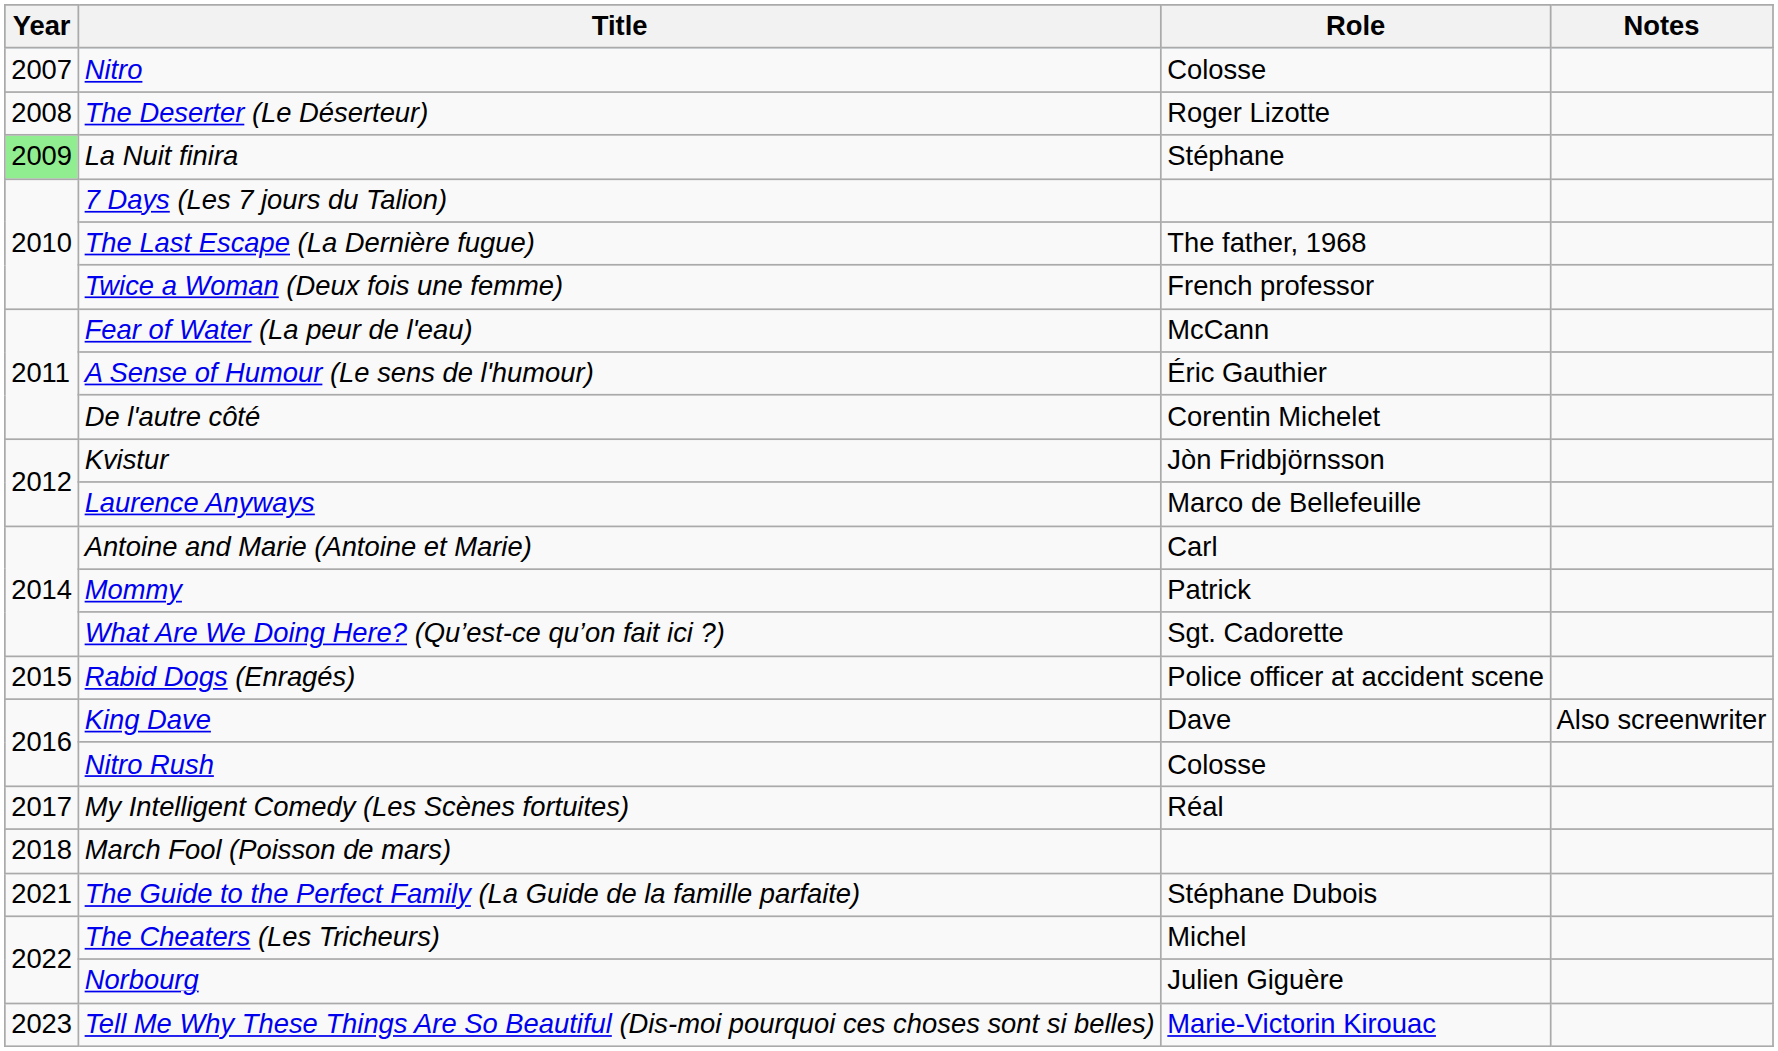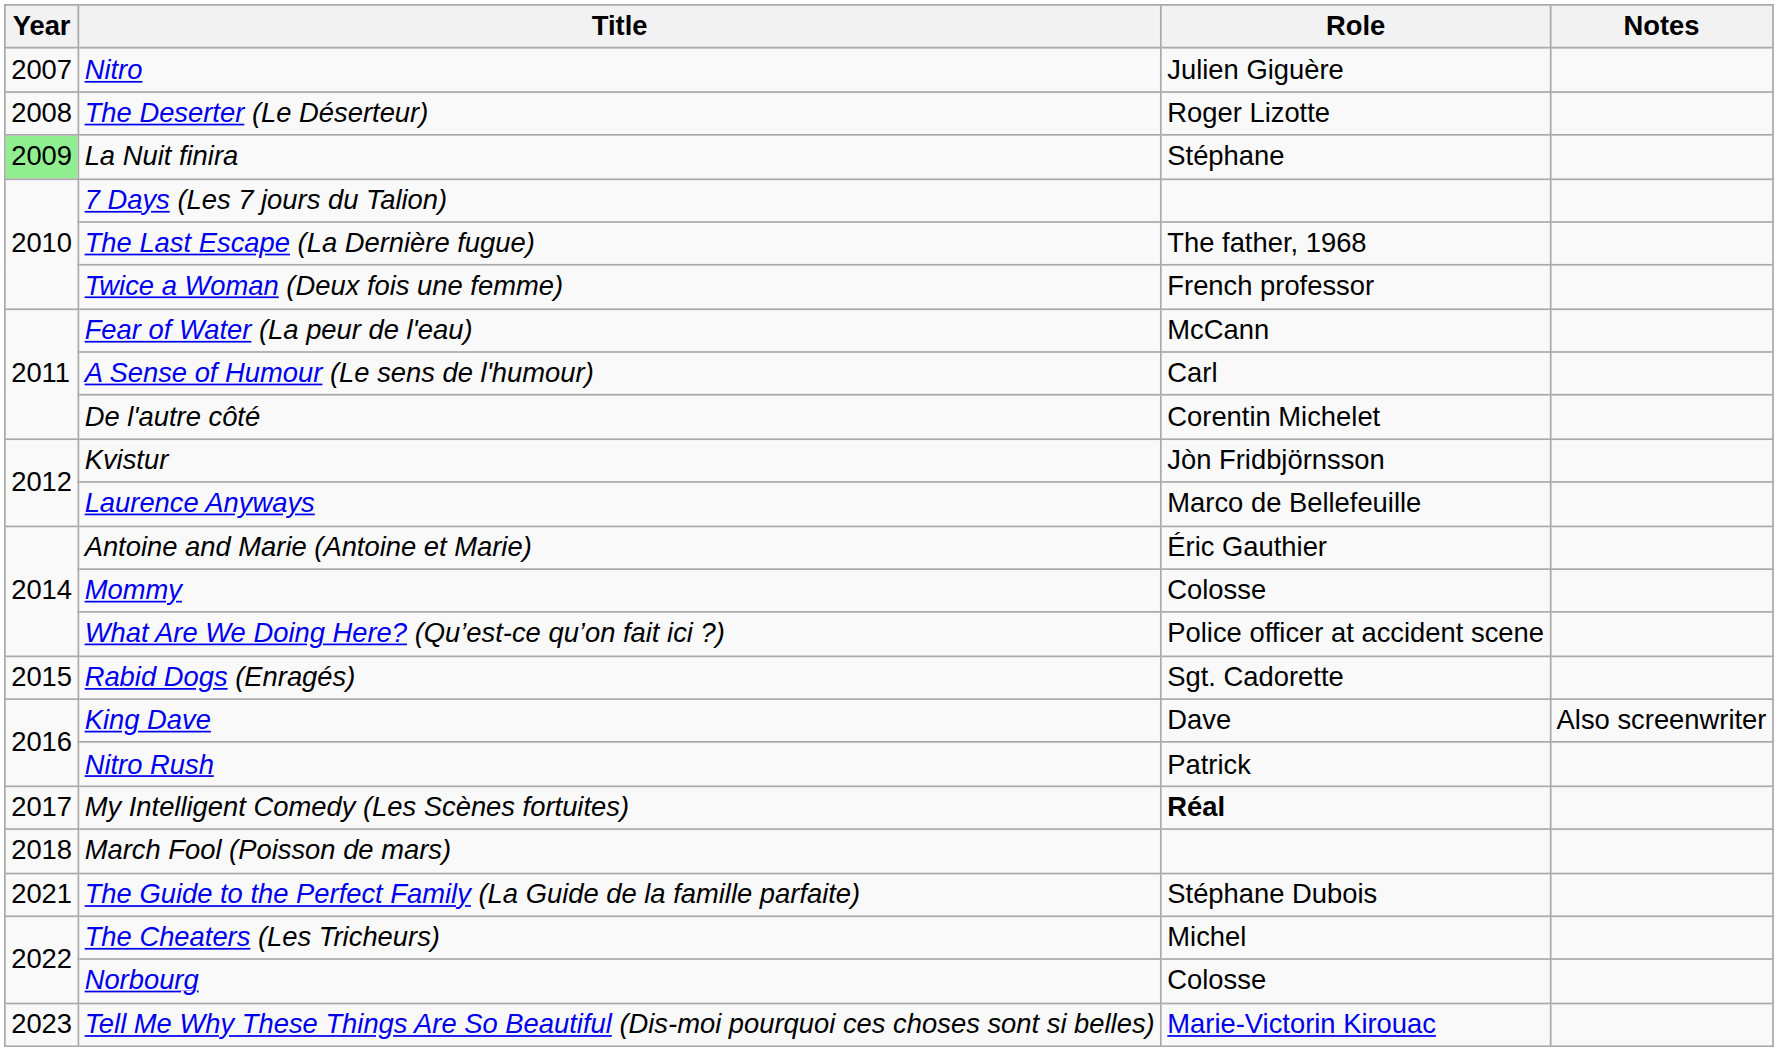(1217, 69) Colosse -> (1256, 69) Julien Giguère
(1247, 373) Éric Gauthier -> (1192, 373) Carl
(1192, 546) Carl -> (1247, 546) Éric Gauthier
(1209, 590) Patrick -> (1217, 590) Colosse
(1256, 633) Sgt. Cadorette -> (1356, 633) Police officer at accident scene
(1356, 677) Police officer at accident scene -> (1256, 677) Sgt. Cadorette
(1217, 763) Colosse -> (1209, 763) Patrick
(1195, 807) normal -> (1196, 807) bold
(1256, 980) Julien Giguère -> (1217, 980) Colosse
